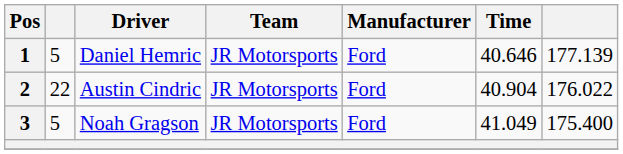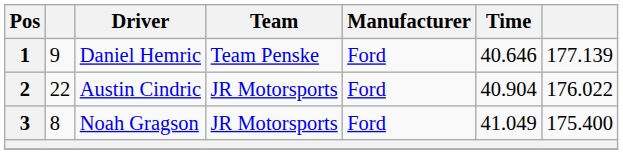(55, 55) 5 -> (55, 55) 9
(274, 55) JR Motorsports -> (265, 55) Team Penske
(55, 123) 5 -> (55, 123) 8
